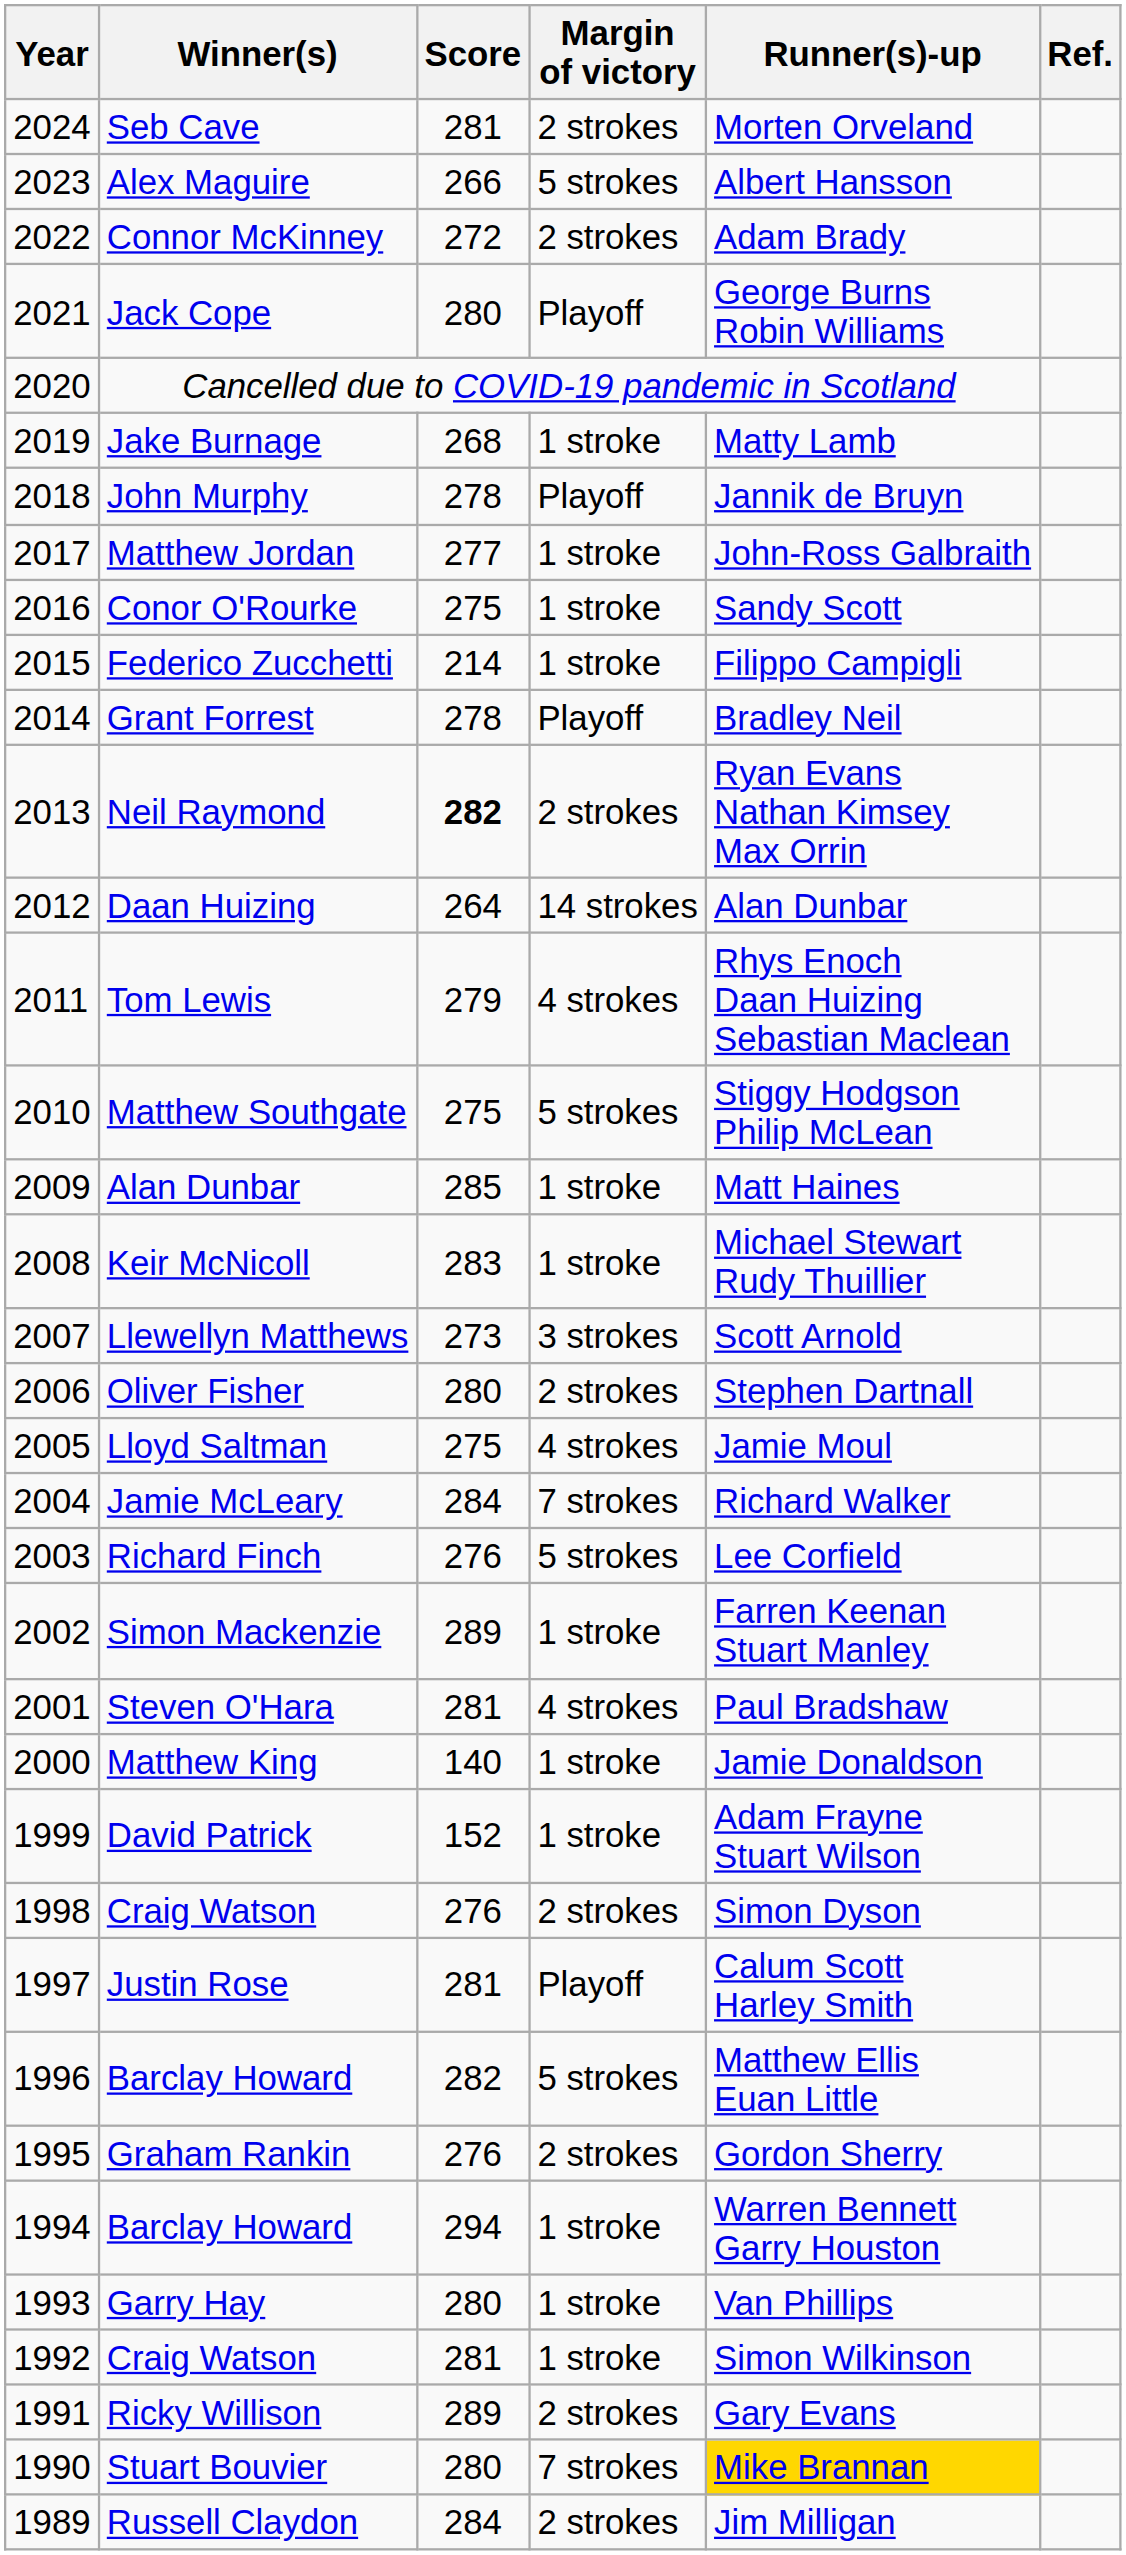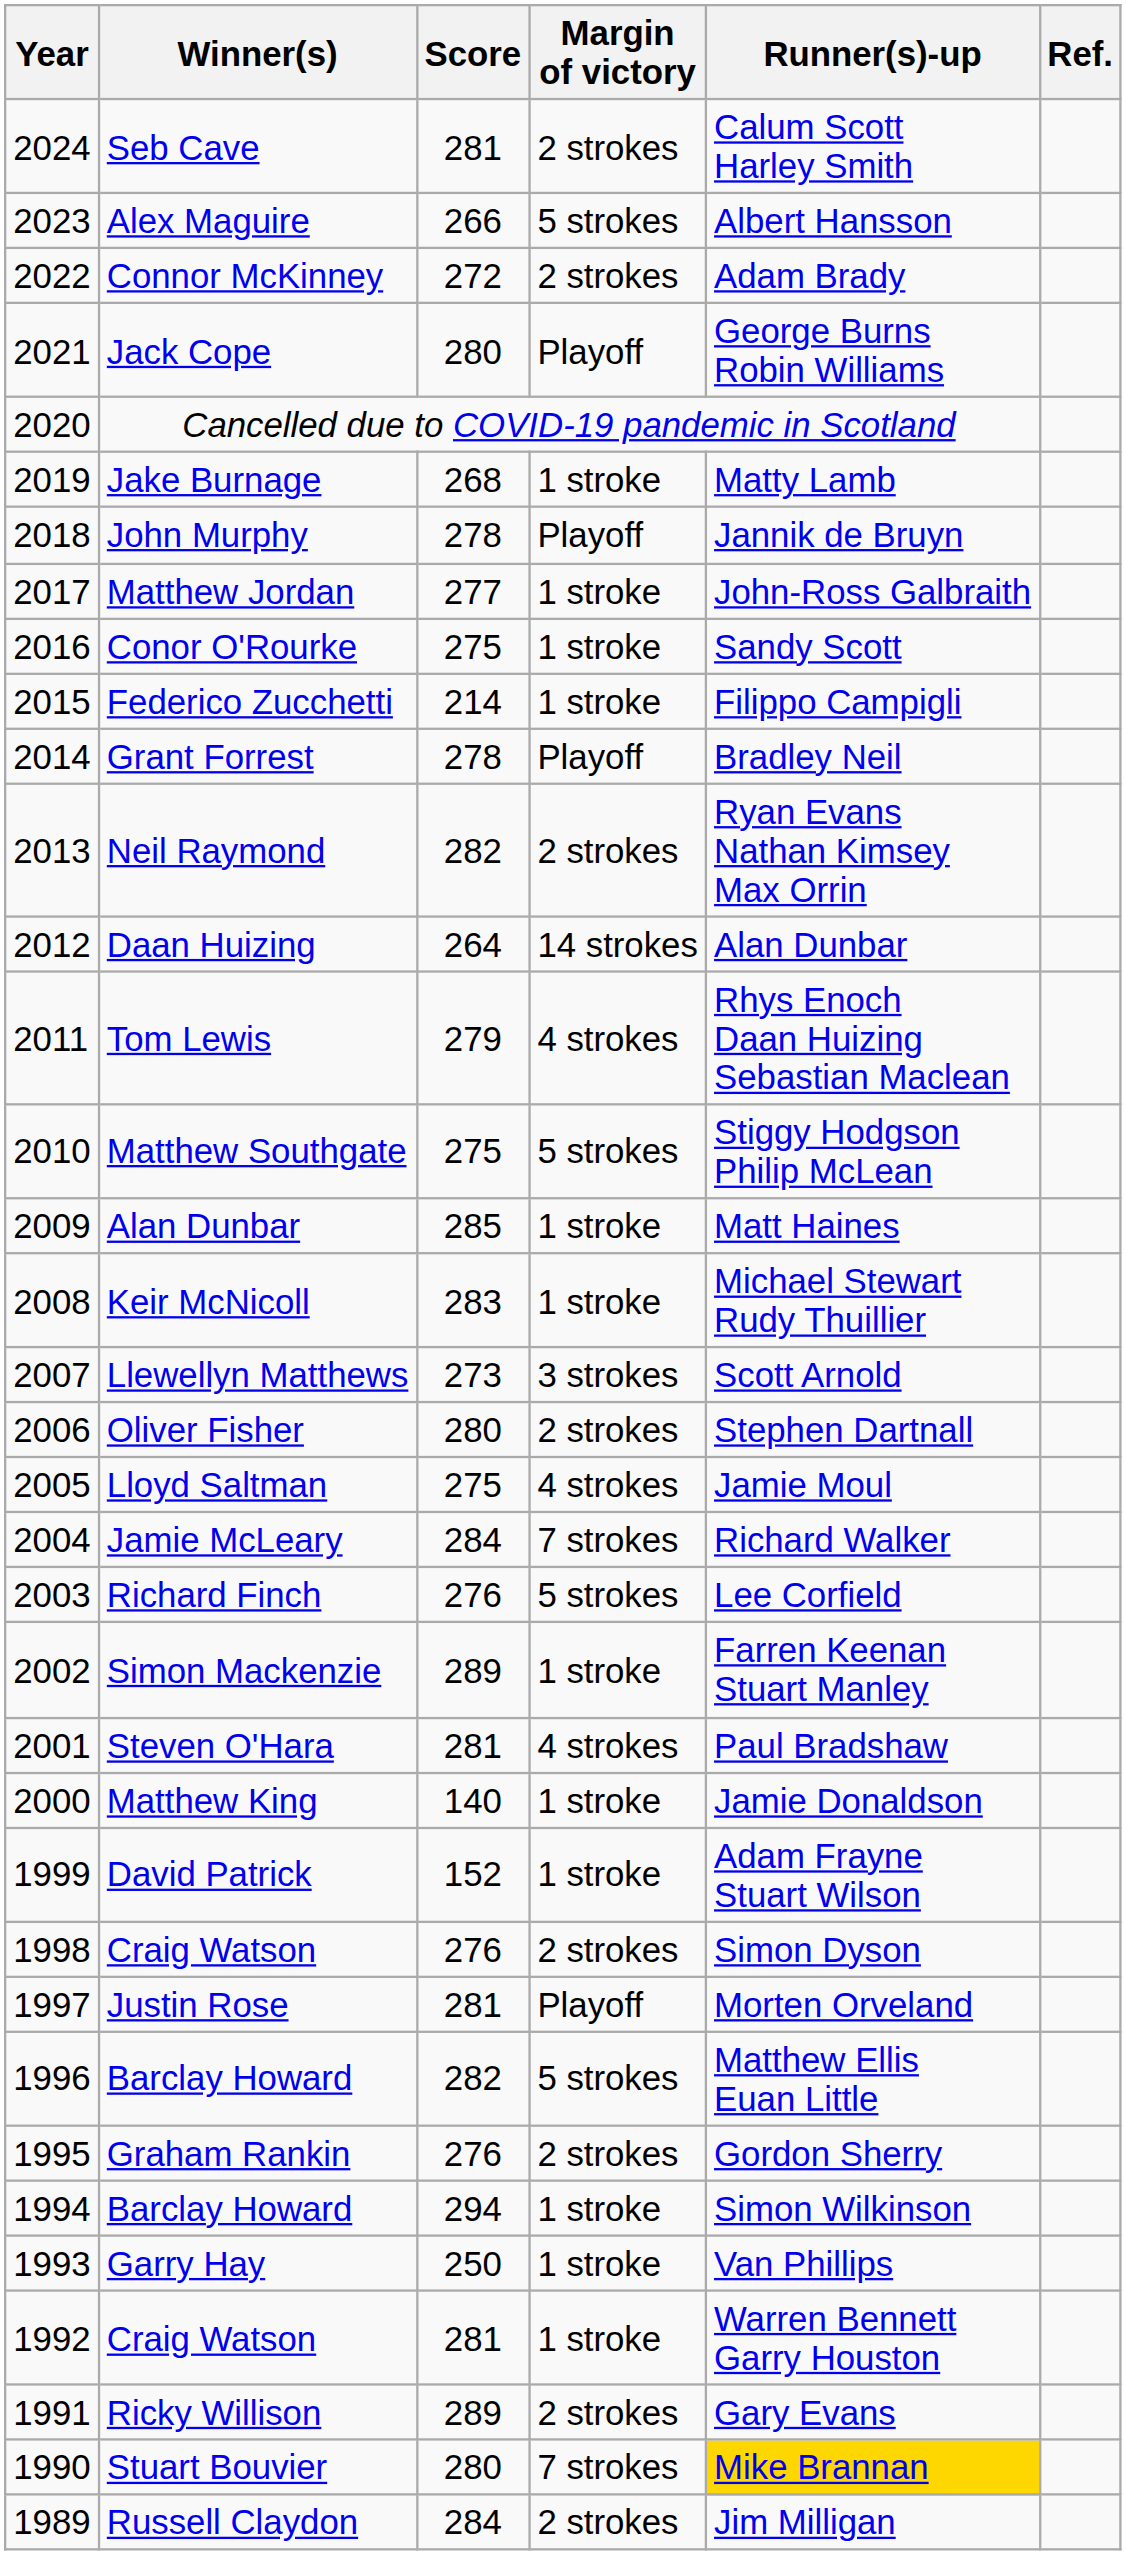(844, 127) Morten Orveland -> (814, 146) Calum Scott Harley Smith
(473, 811) bold -> (473, 850) normal
(814, 1985) Calum Scott Harley Smith -> (844, 2004) Morten Orveland
(835, 2228) Warren Bennett Garry Houston -> (843, 2208) Simon Wilkinson
(473, 2302) 280 -> (473, 2263) 250
(843, 2357) Simon Wilkinson -> (835, 2338) Warren Bennett Garry Houston
